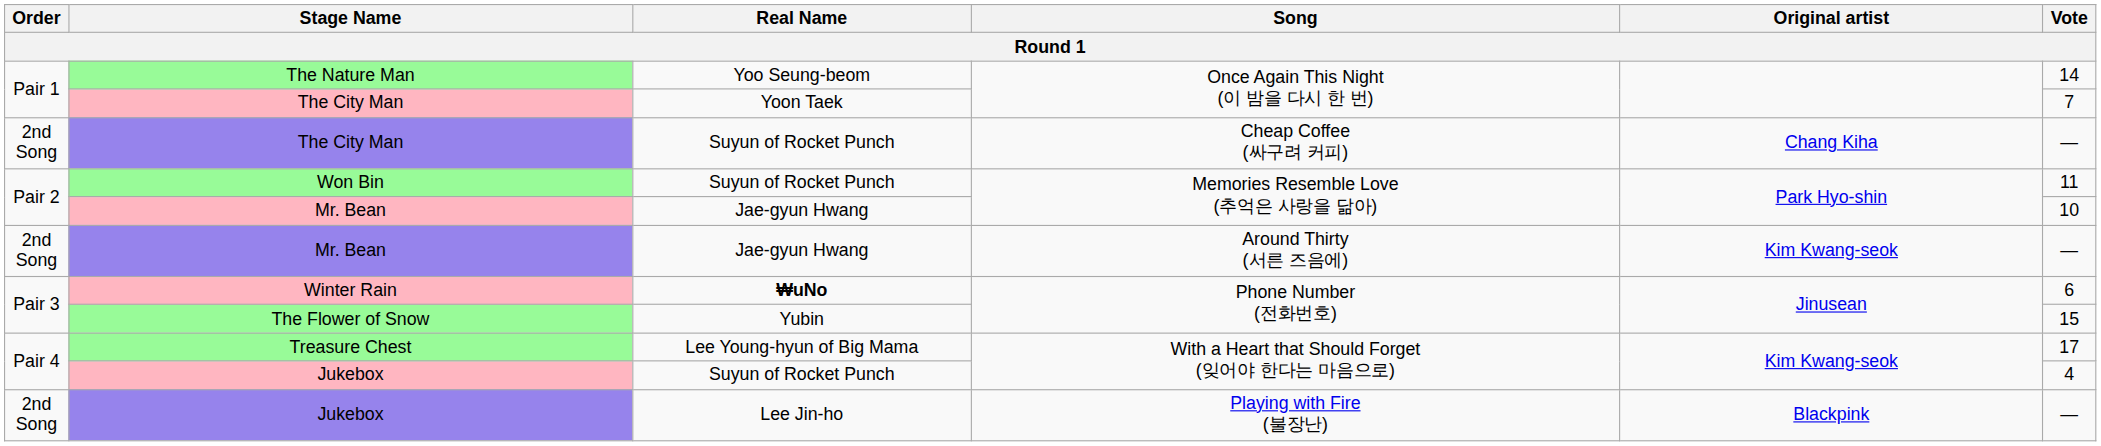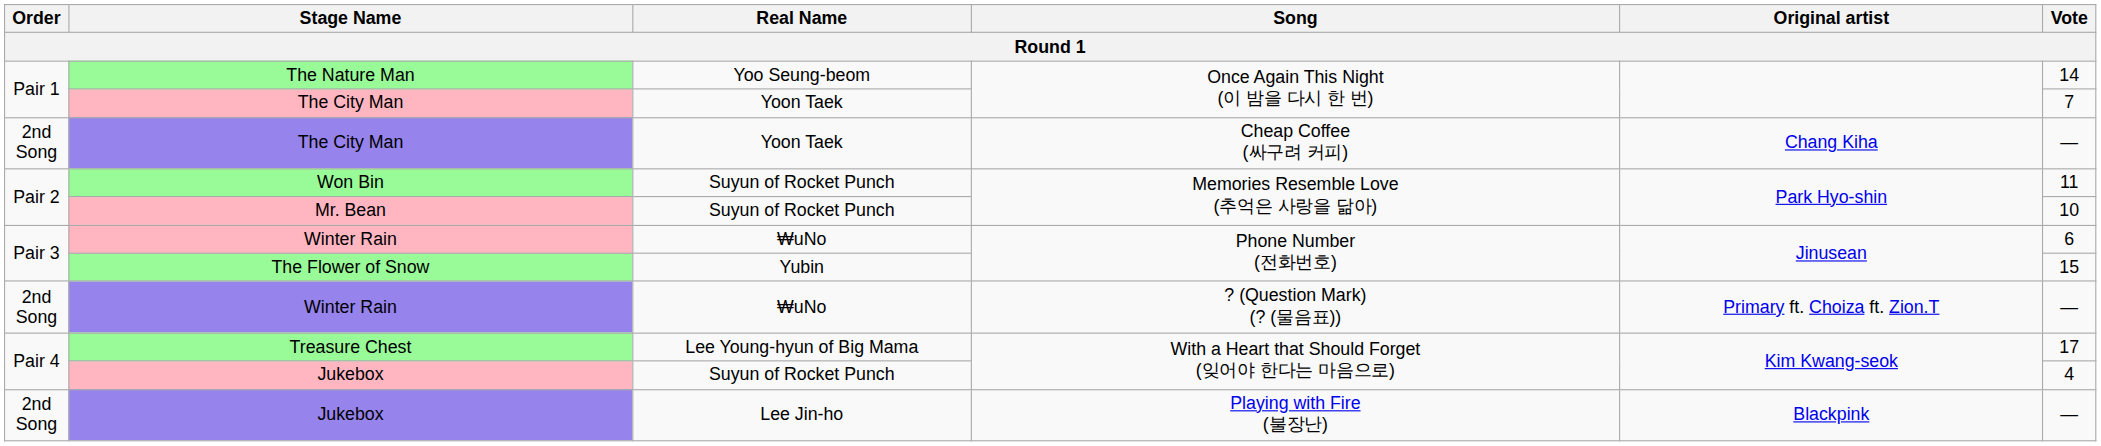(802, 142) Suyun of Rocket Punch -> (802, 142) Yoon Taek
(802, 210) Jae-gyun Hwang -> (802, 210) Suyun of Rocket Punch
- row: (350, 250)
(802, 290) bold -> (802, 239) normal
+ row: (350, 307)
